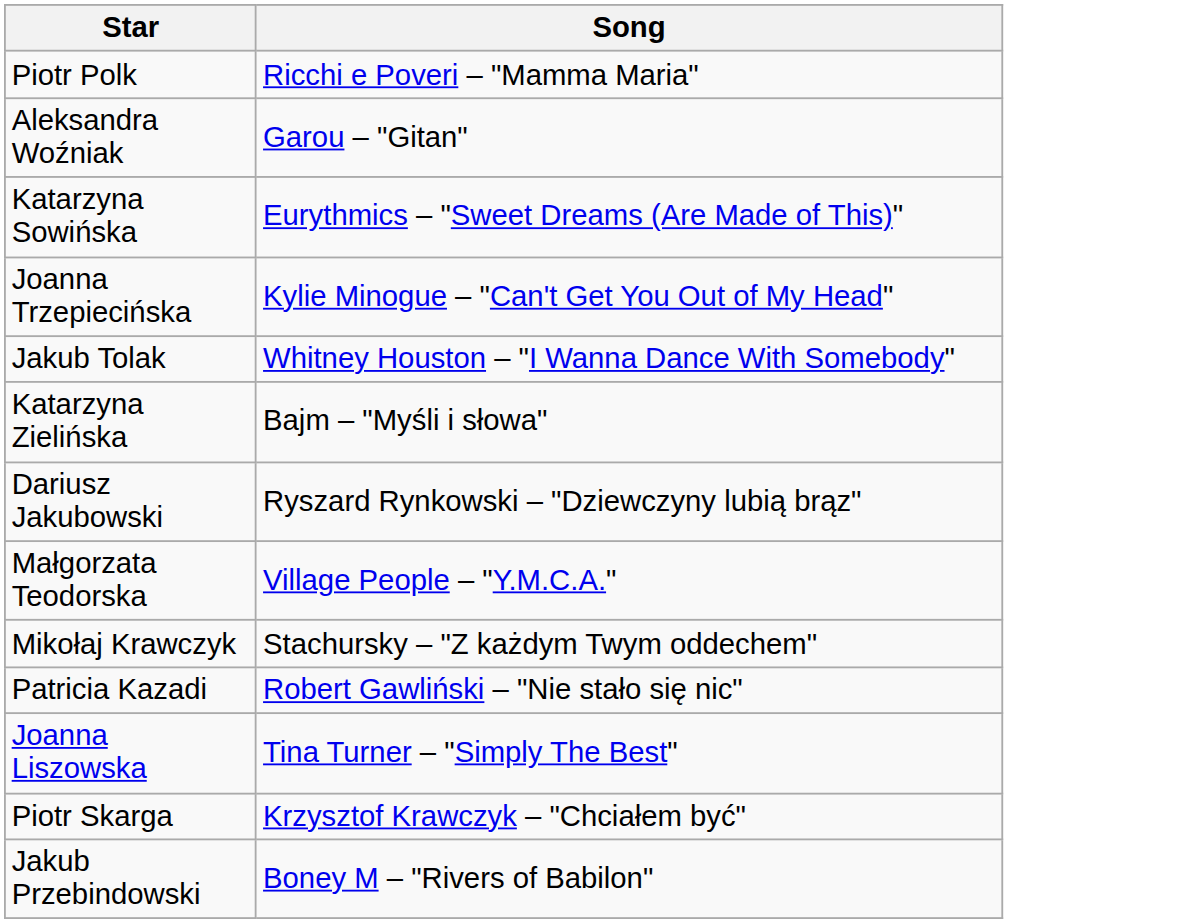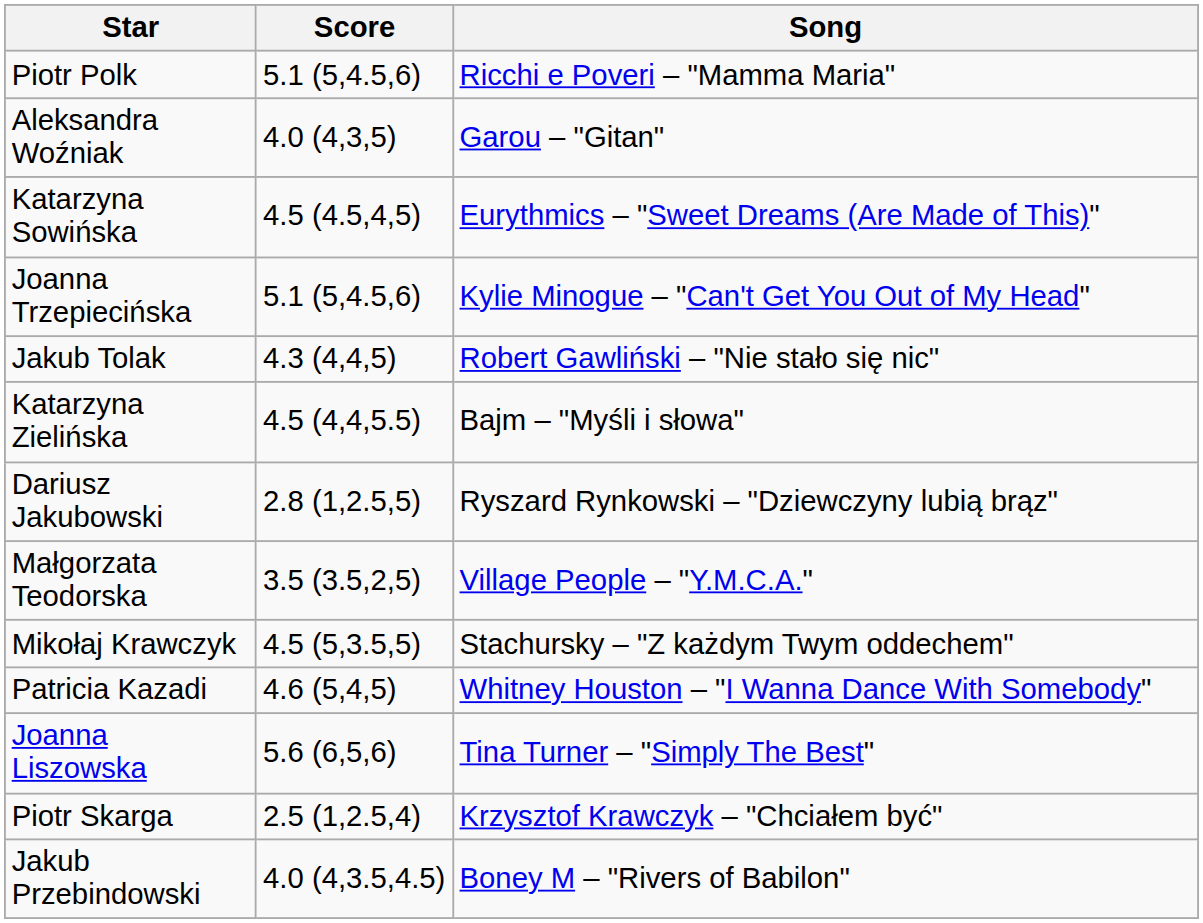+ column: (355, 27)
(609, 358) Whitney Houston – "I Wanna Dance With Somebody" -> (699, 358) Robert Gawliński – "Nie stało się nic"
(503, 689) Robert Gawliński – "Nie stało się nic" -> (805, 689) Whitney Houston – "I Wanna Dance With Somebody"
